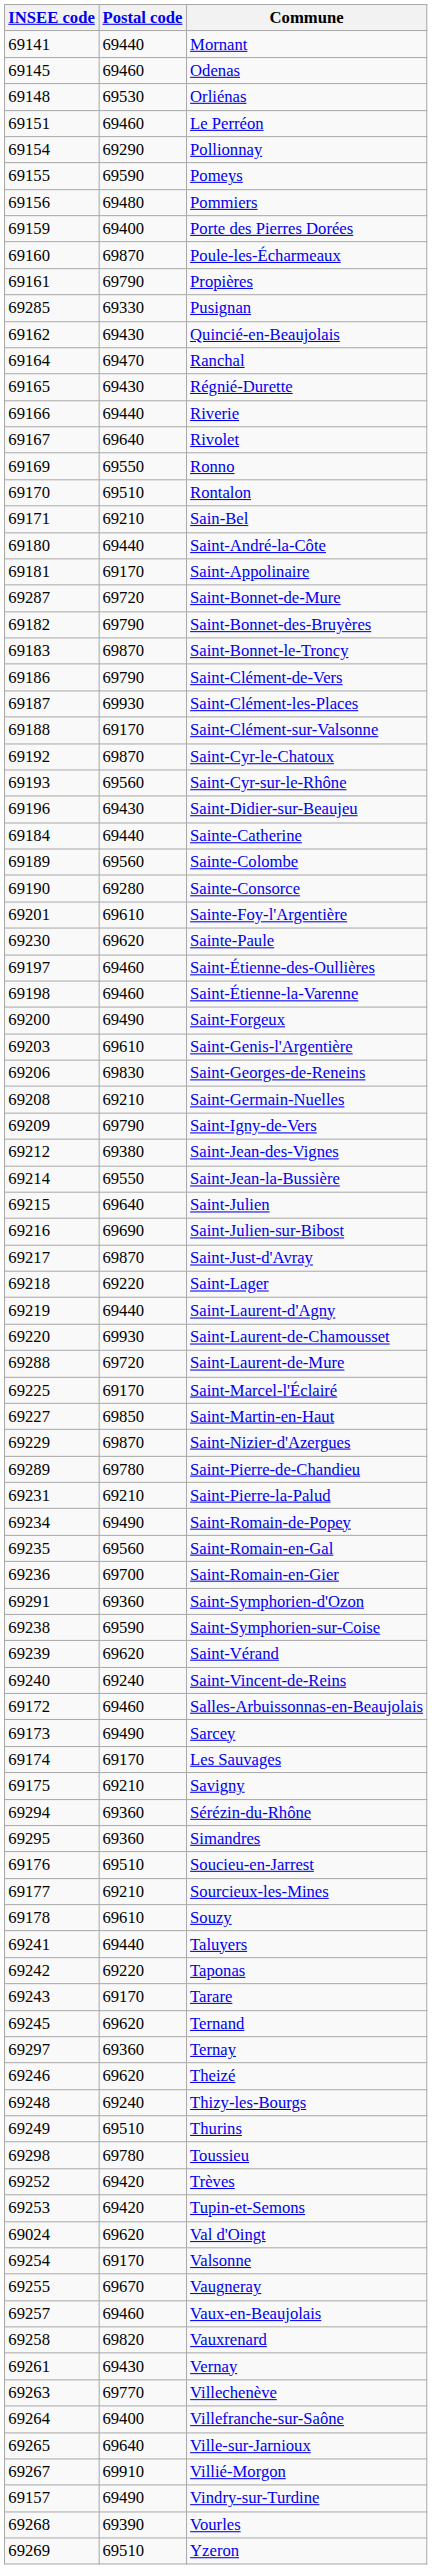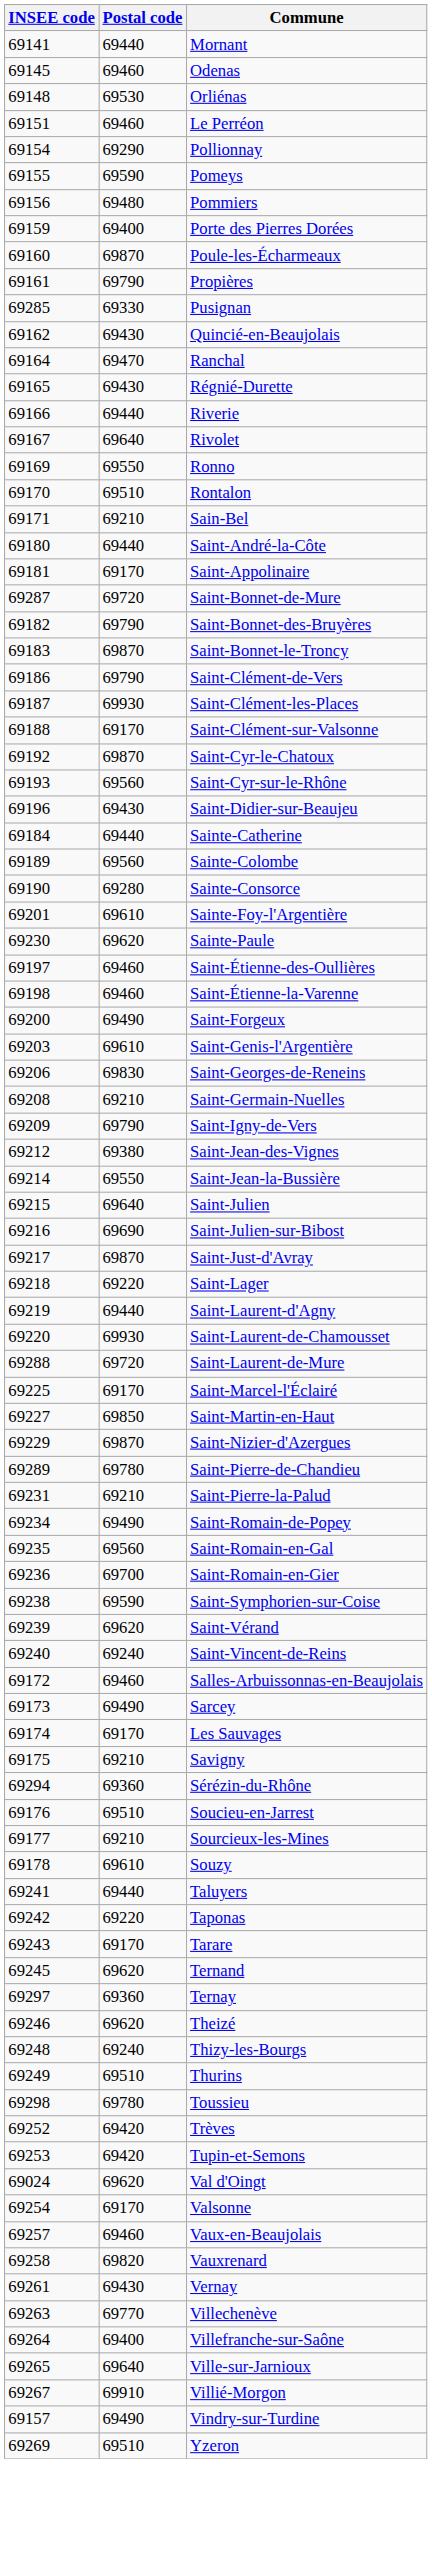- row: (277, 1601)
- row: (225, 1838)
- row: (226, 2287)
- row: (215, 2524)
